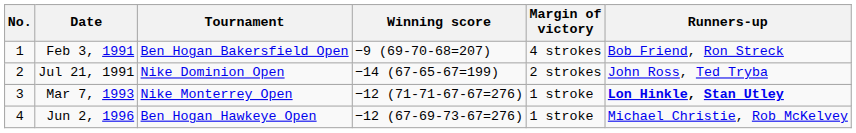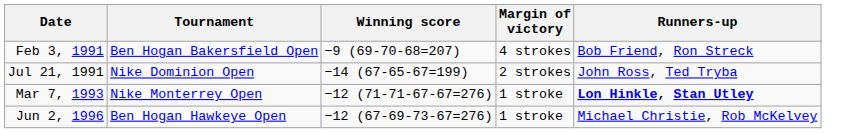- column: (20, 23)
